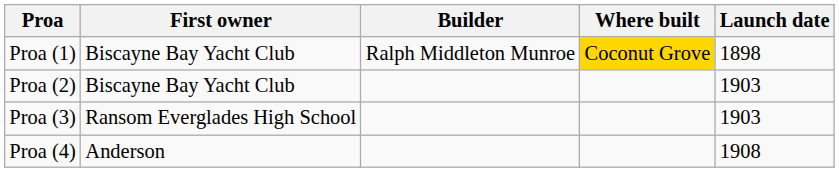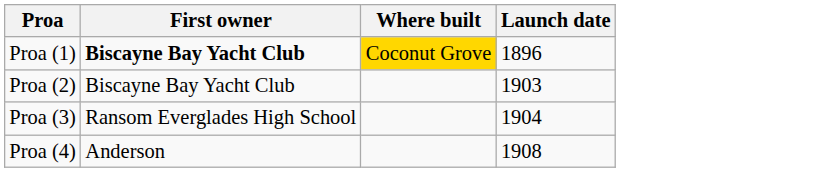- column: (470, 20)
(190, 53) normal -> (195, 53) bold
(740, 53) 1898 -> (521, 53) 1896
(740, 118) 1903 -> (521, 118) 1904
